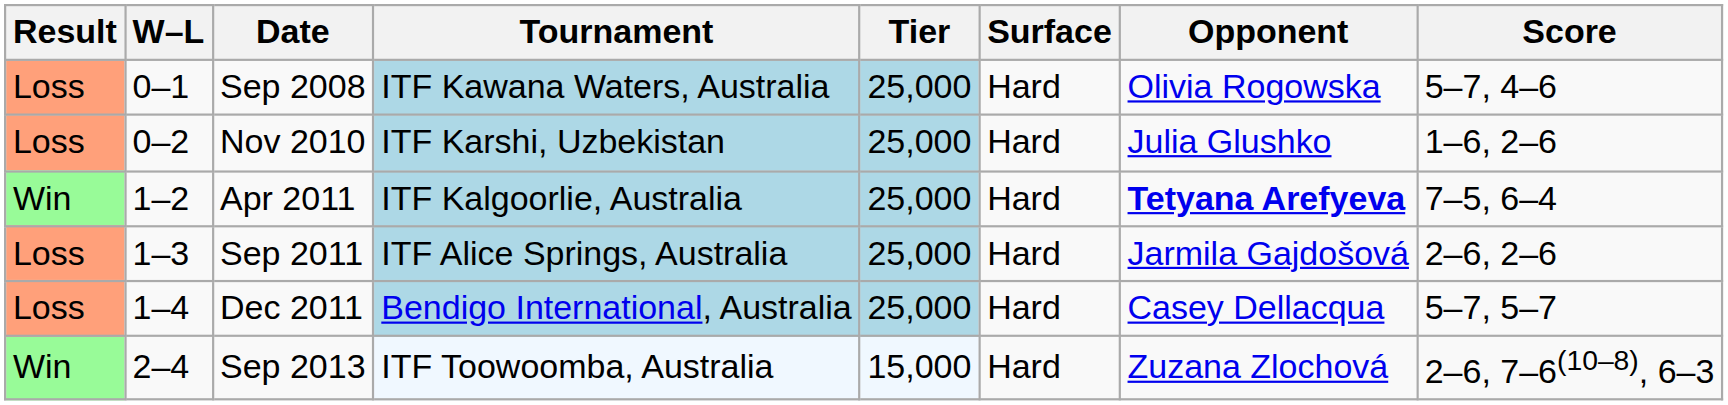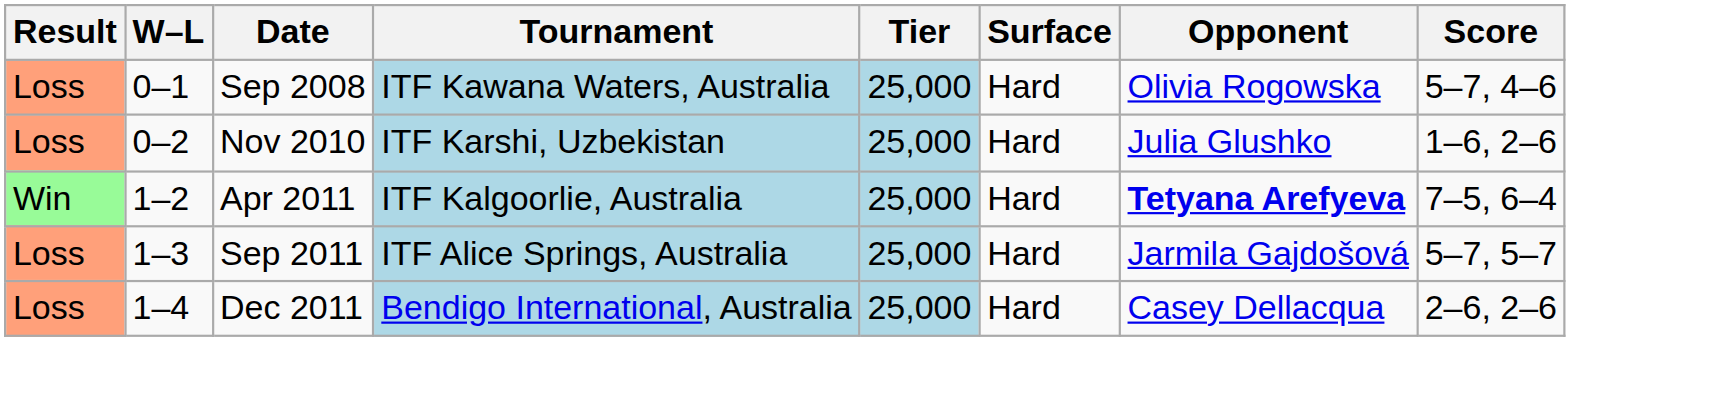(1491, 252) 2–6, 2–6 -> (1491, 252) 5–7, 5–7
(1491, 307) 5–7, 5–7 -> (1491, 307) 2–6, 2–6
- row: (293, 367)
